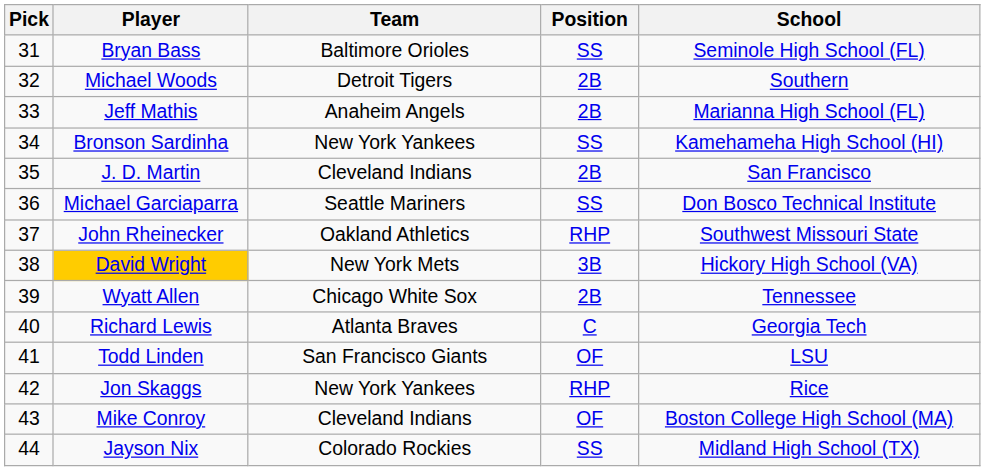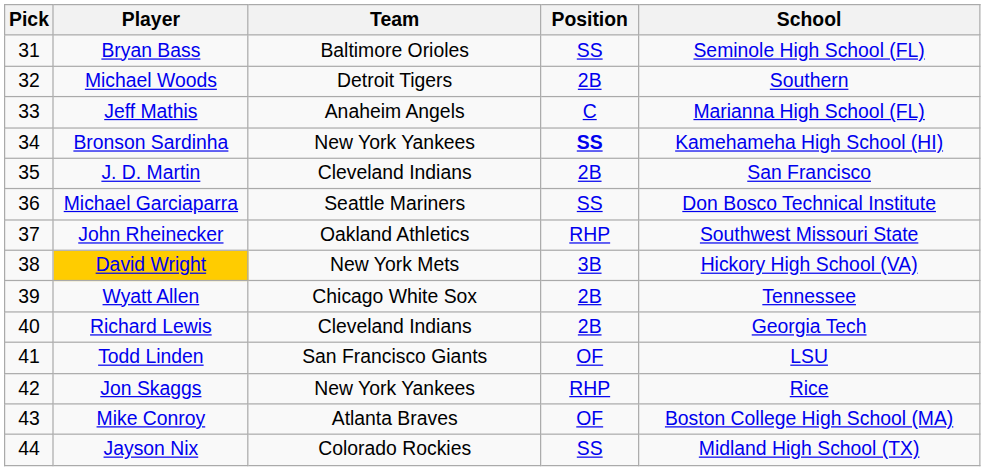(590, 111) 2B -> (590, 111) C
(590, 142) normal -> (590, 142) bold
(395, 326) Atlanta Braves -> (395, 326) Cleveland Indians
(590, 326) C -> (590, 326) 2B
(395, 419) Cleveland Indians -> (395, 419) Atlanta Braves
